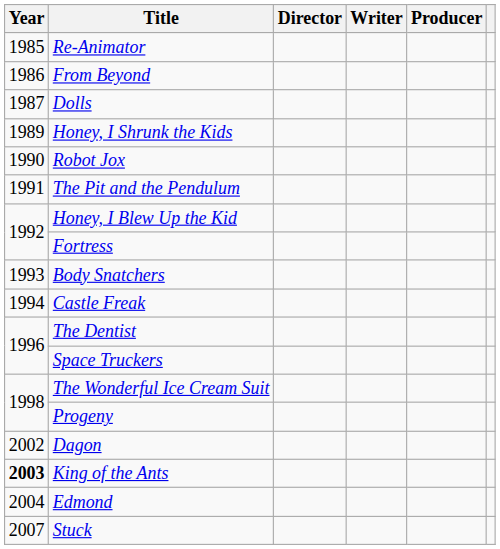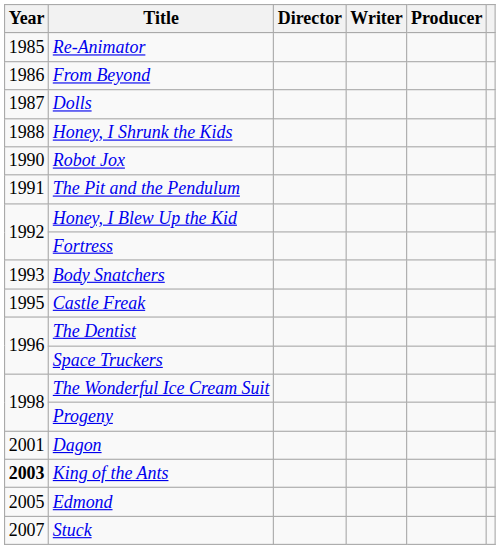(27, 132) 1989 -> (27, 132) 1988
(27, 302) 1994 -> (27, 302) 1995
(27, 445) 2002 -> (27, 445) 2001
(27, 501) 2004 -> (27, 501) 2005
